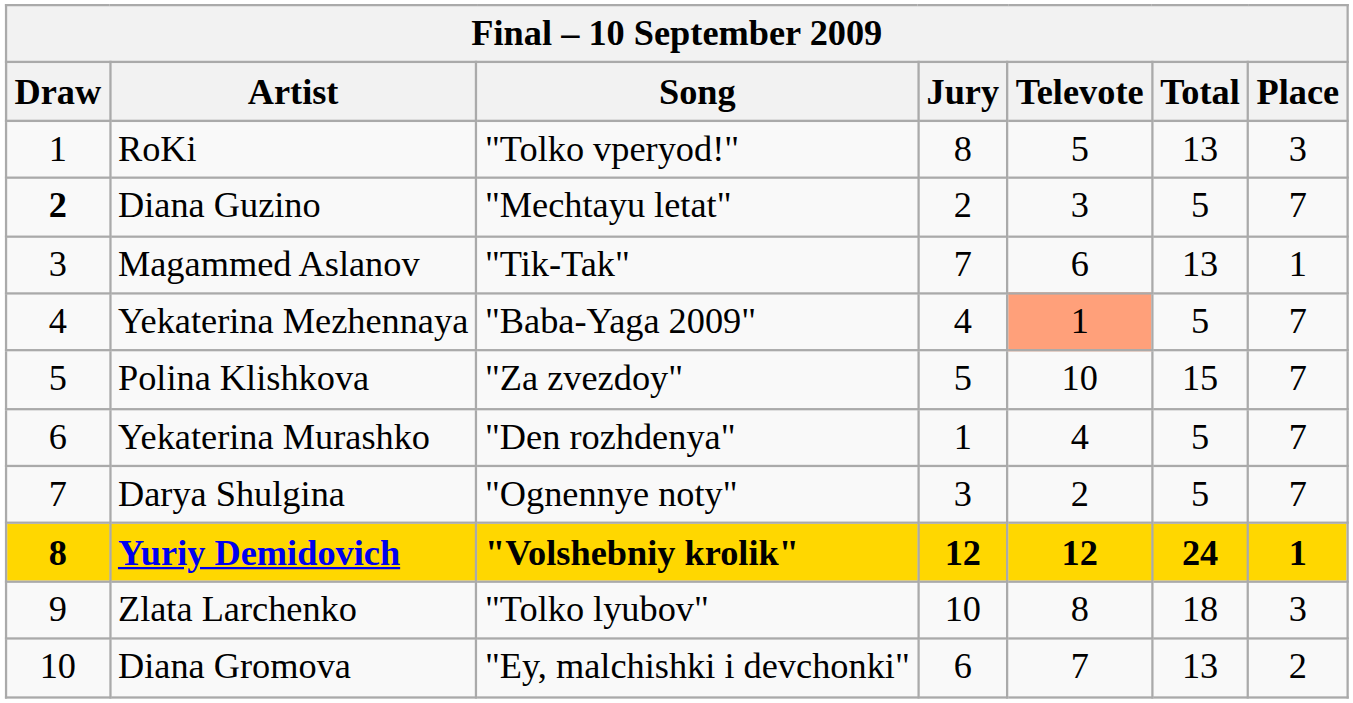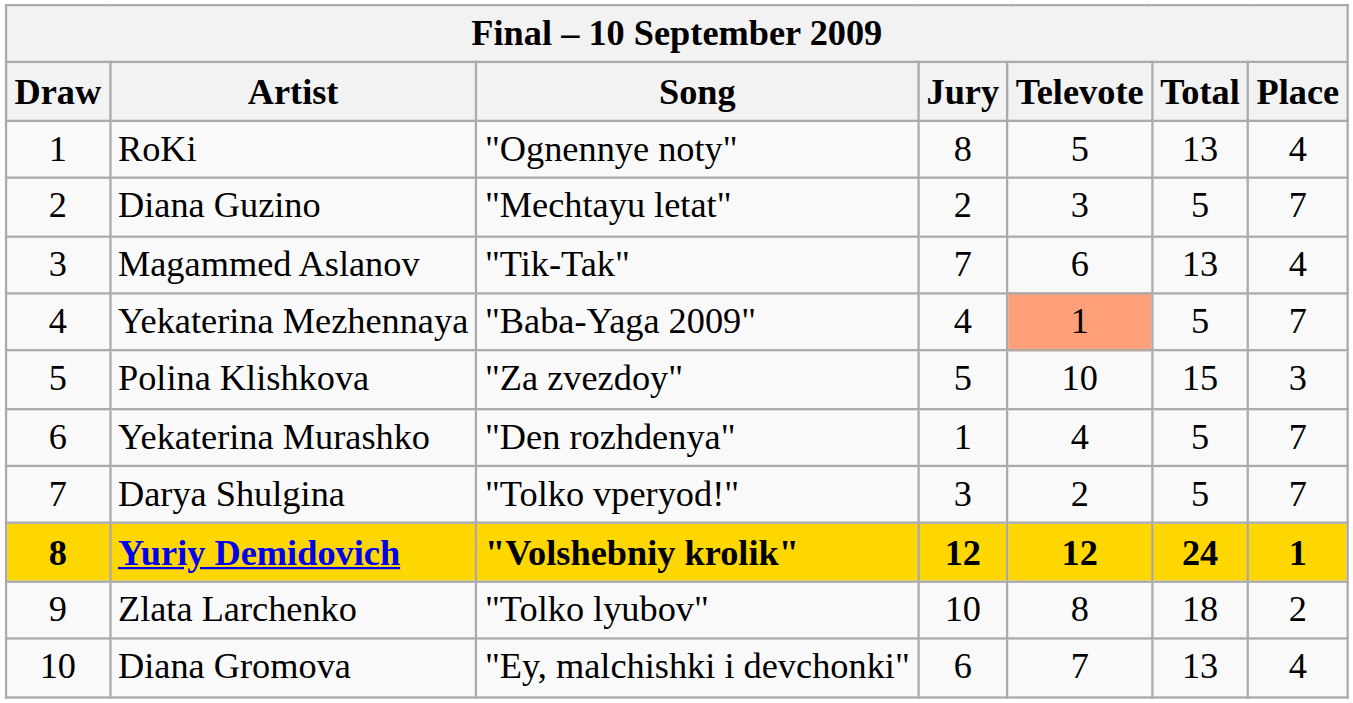(612, 148) "Tolko vperyod!" -> (611, 148) "Ognennye noty"
(1298, 148) 3 -> (1298, 148) 4
(58, 206) bold -> (58, 206) normal
(1298, 263) 1 -> (1298, 263) 4
(1298, 378) 7 -> (1298, 378) 3
(611, 494) "Ognennye noty" -> (612, 494) "Tolko vperyod!"
(1298, 609) 3 -> (1298, 609) 2
(1298, 666) 2 -> (1298, 666) 4
